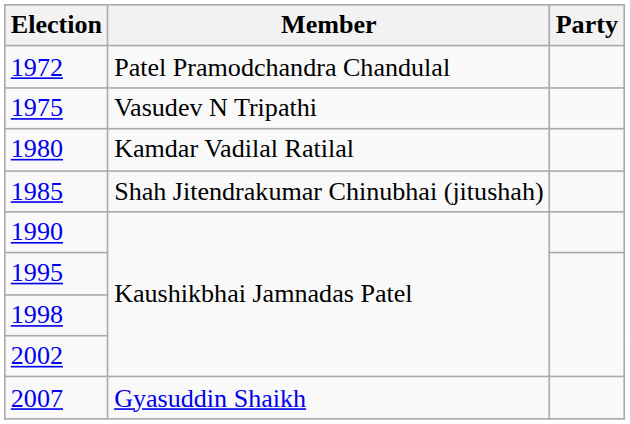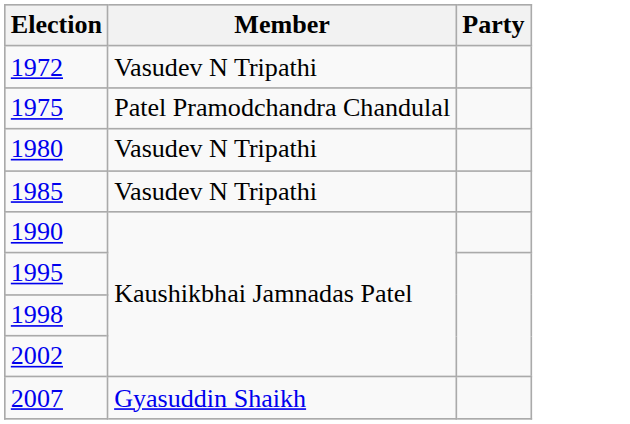(282, 66) Patel Pramodchandra Chandulal -> (216, 66) Vasudev N Tripathi
(216, 107) Vasudev N Tripathi -> (282, 107) Patel Pramodchandra Chandulal
(234, 149) Kamdar Vadilal Ratilal -> (216, 149) Vasudev N Tripathi
(329, 190) Shah Jitendrakumar Chinubhai (jitushah) -> (216, 190) Vasudev N Tripathi
